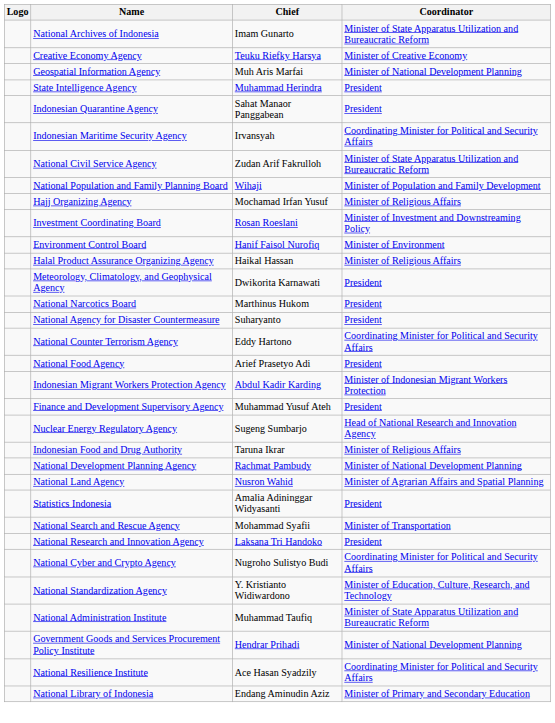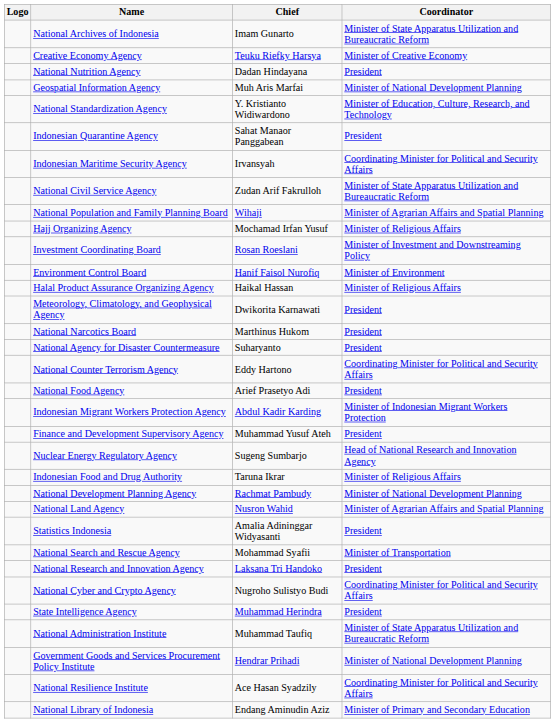+ row: (87, 71)
rows swapped: (85, 87) <-> (100, 590)
(442, 185) Minister of Population and Family Development -> (444, 213) Minister of Agrarian Affairs and Spatial Planning
